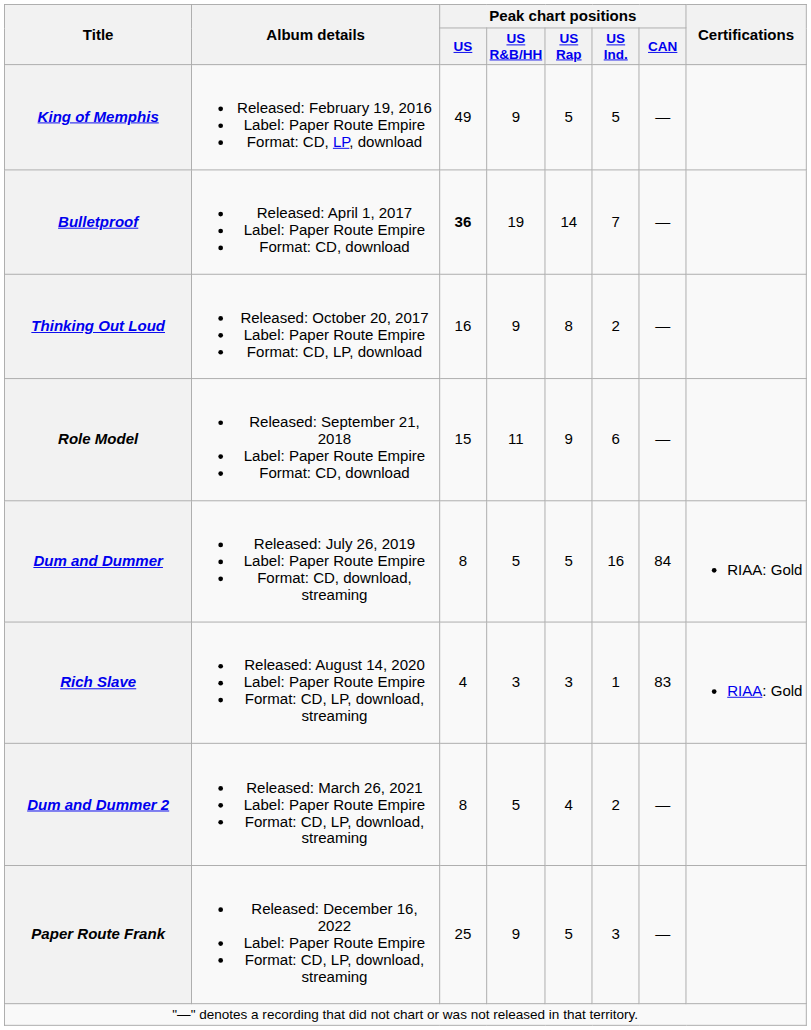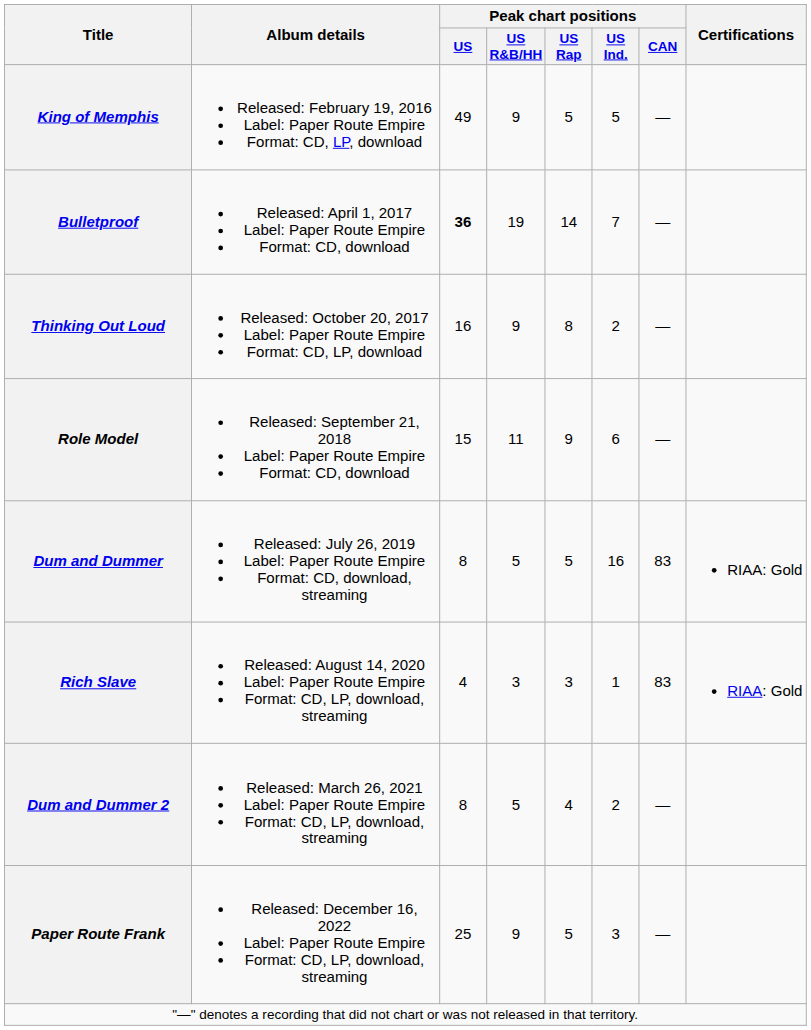(663, 561) 84 -> (663, 561) 83
